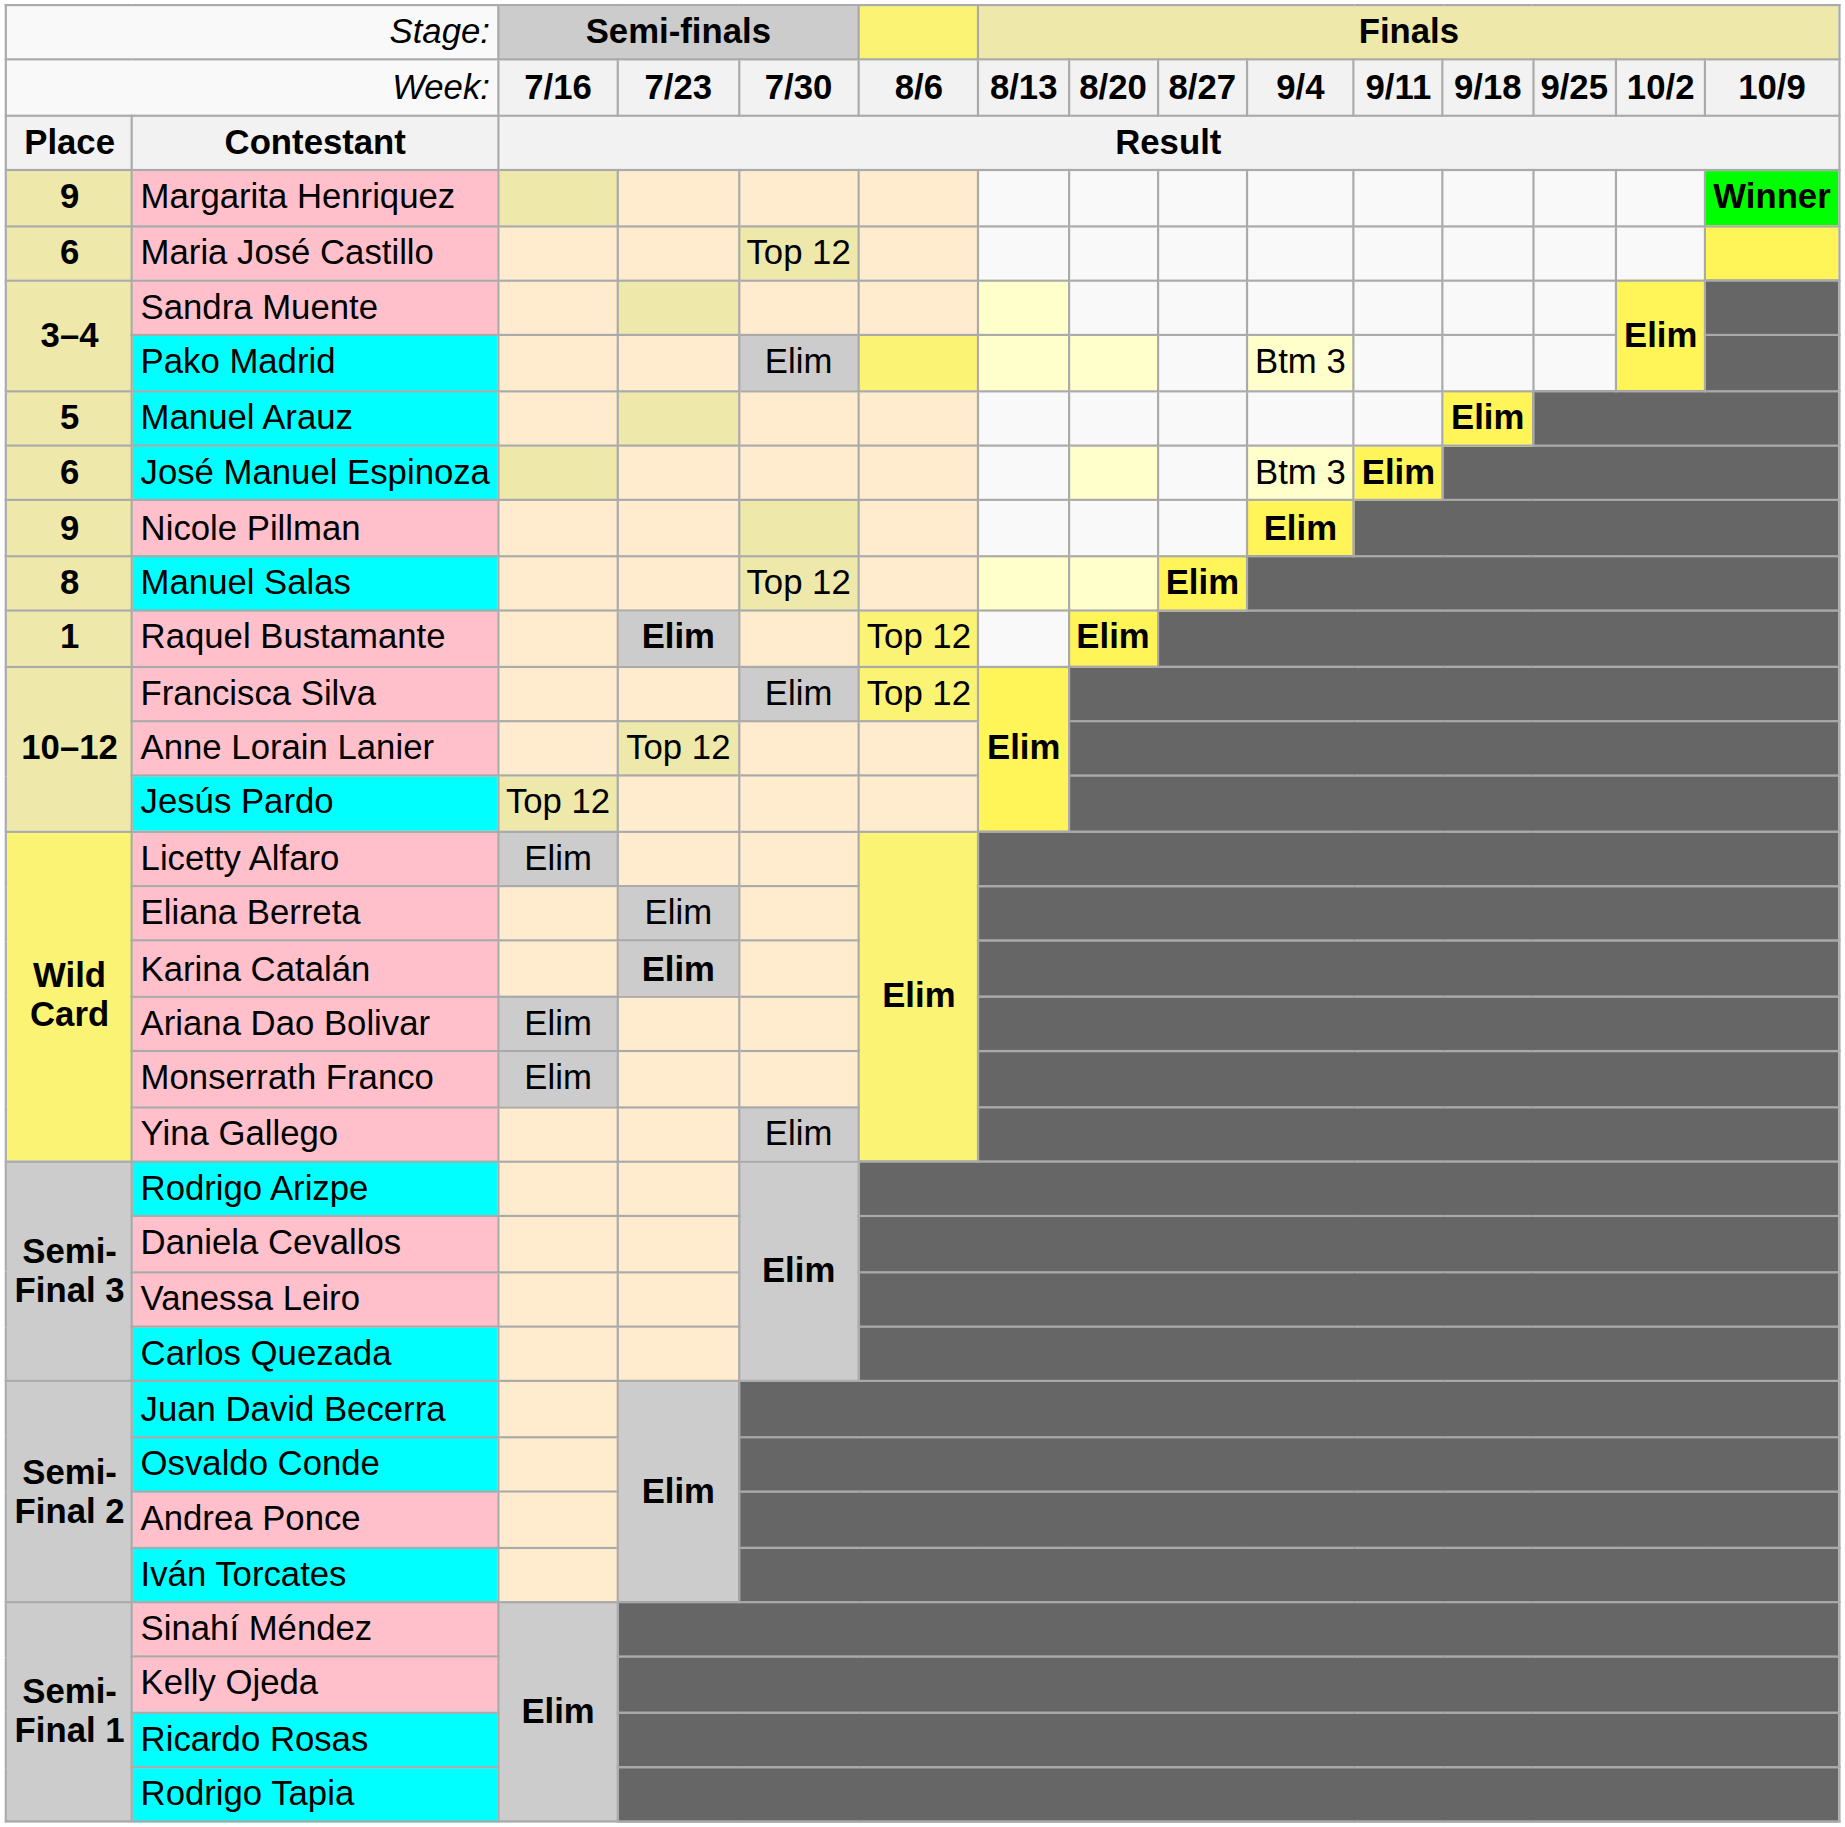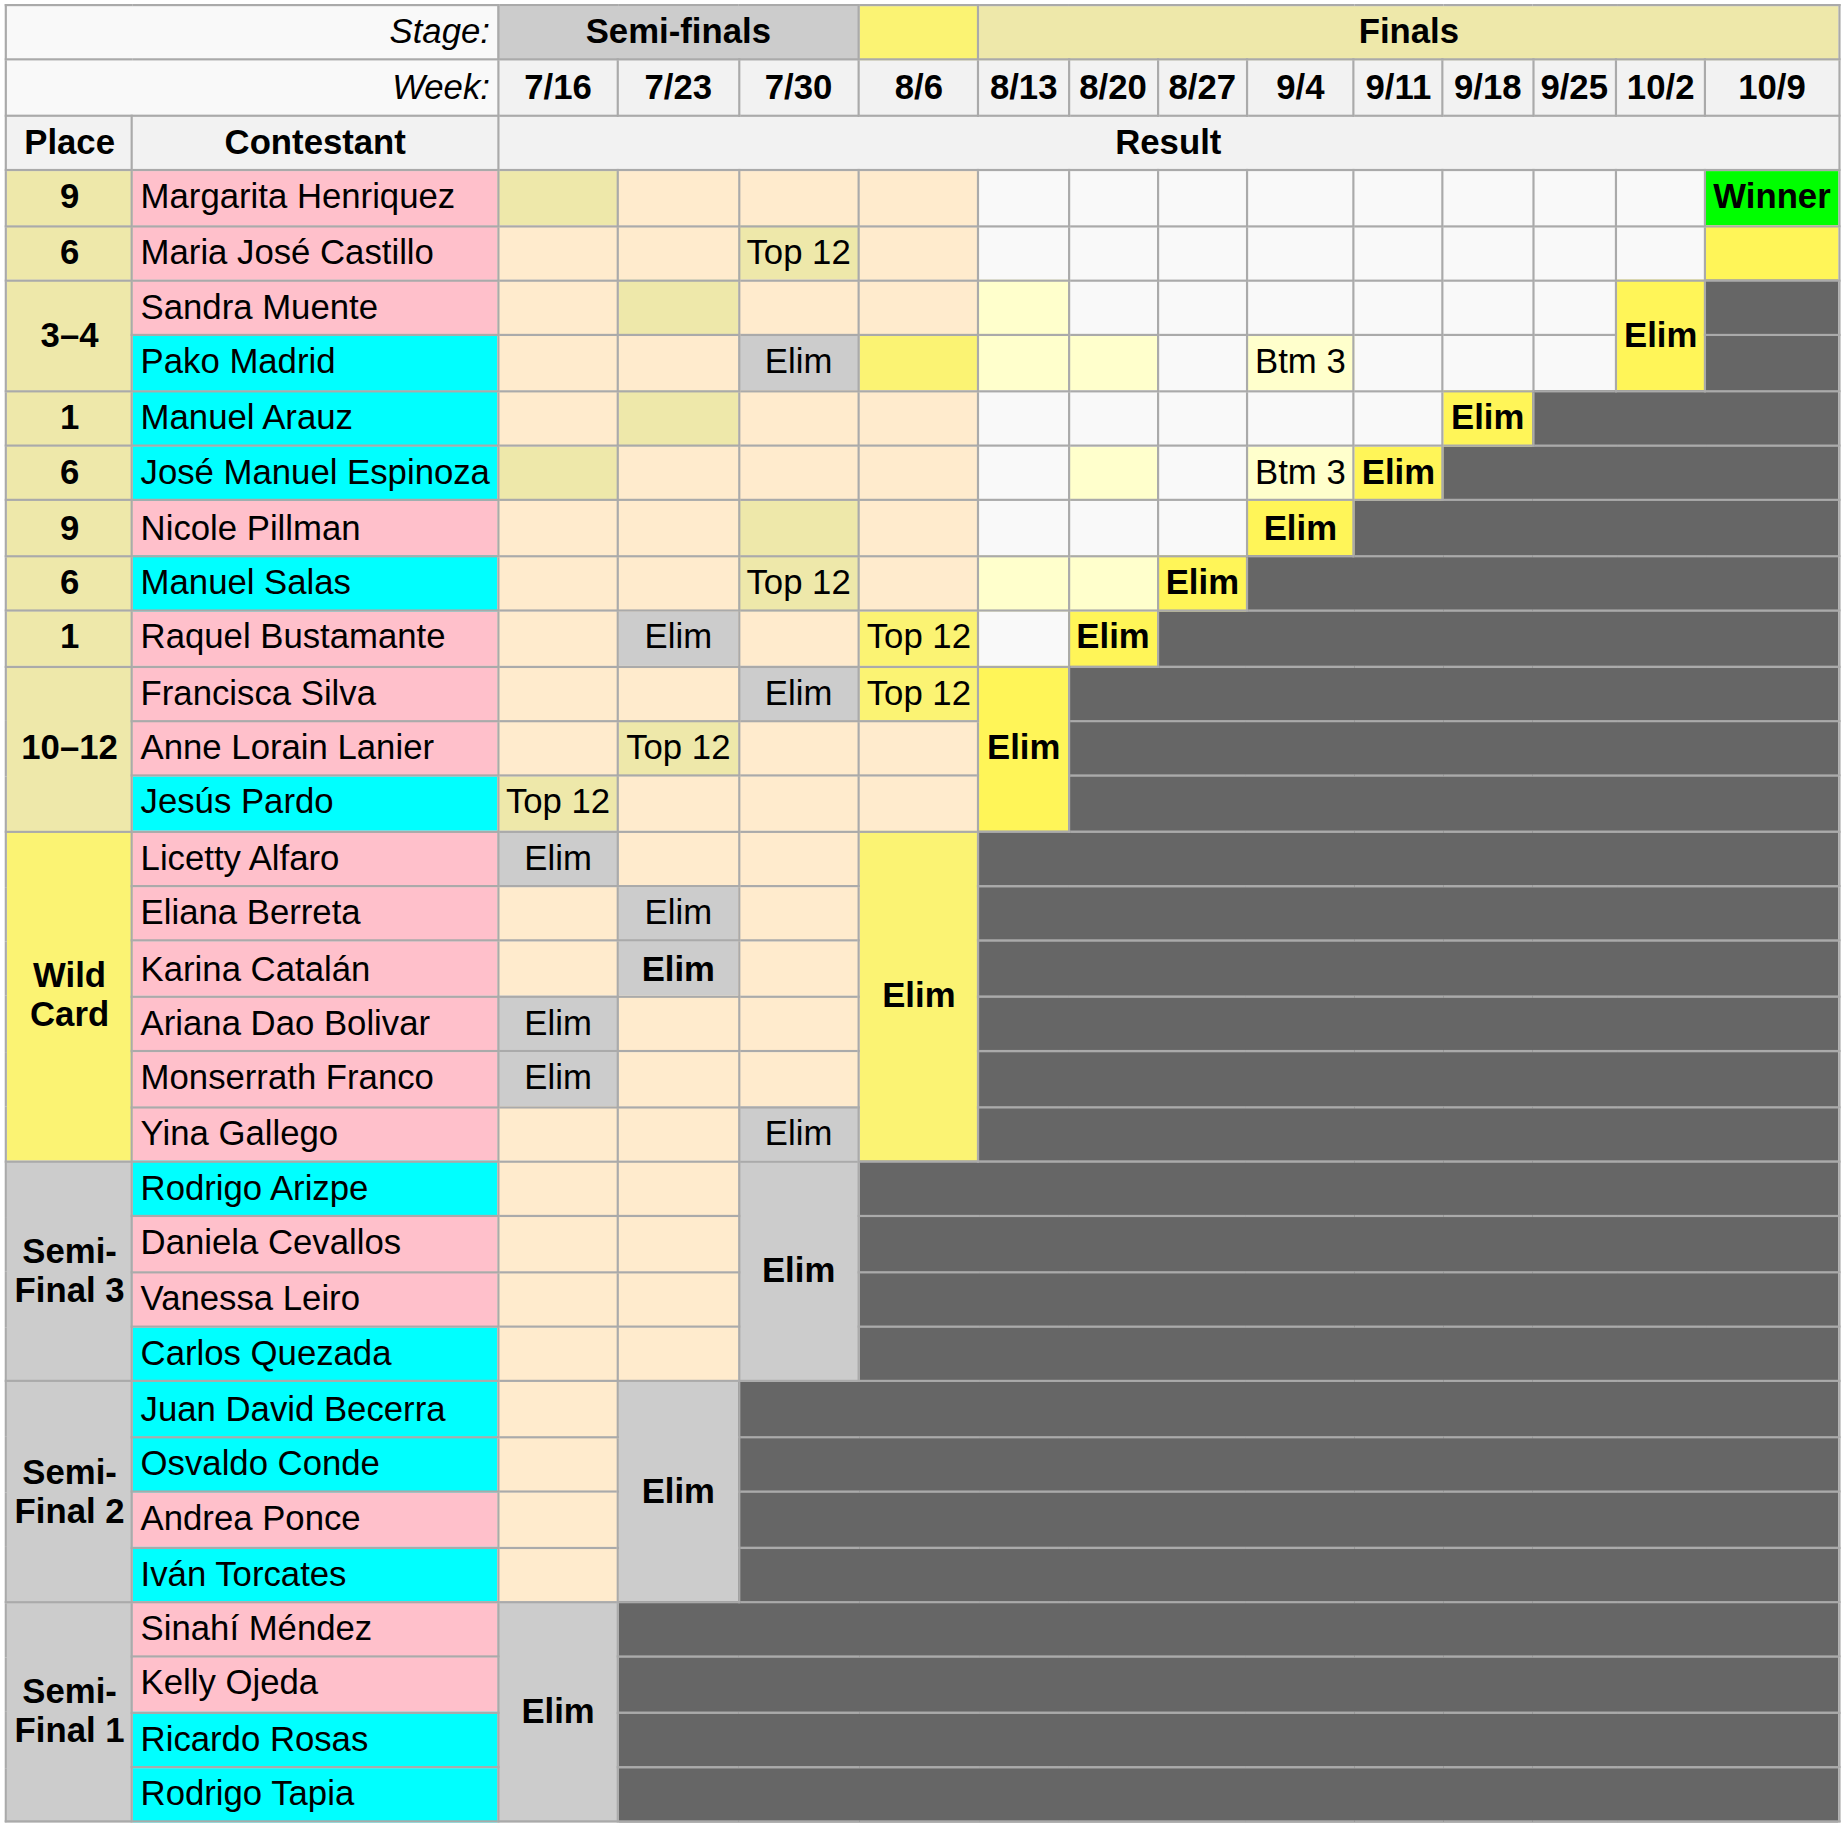(70, 417) 5 -> (70, 417) 1
(70, 582) 8 -> (70, 582) 6
(678, 637) bold -> (678, 637) normal
